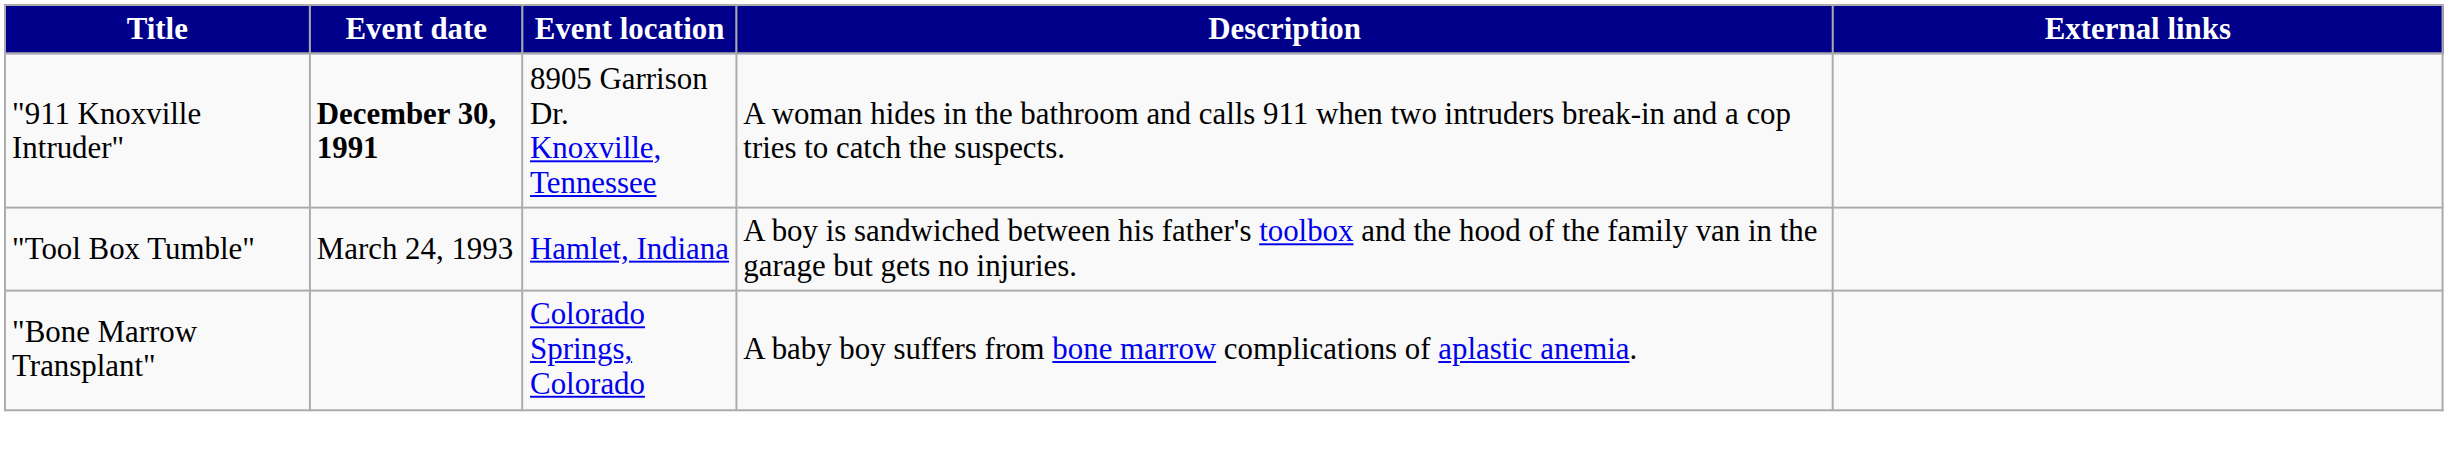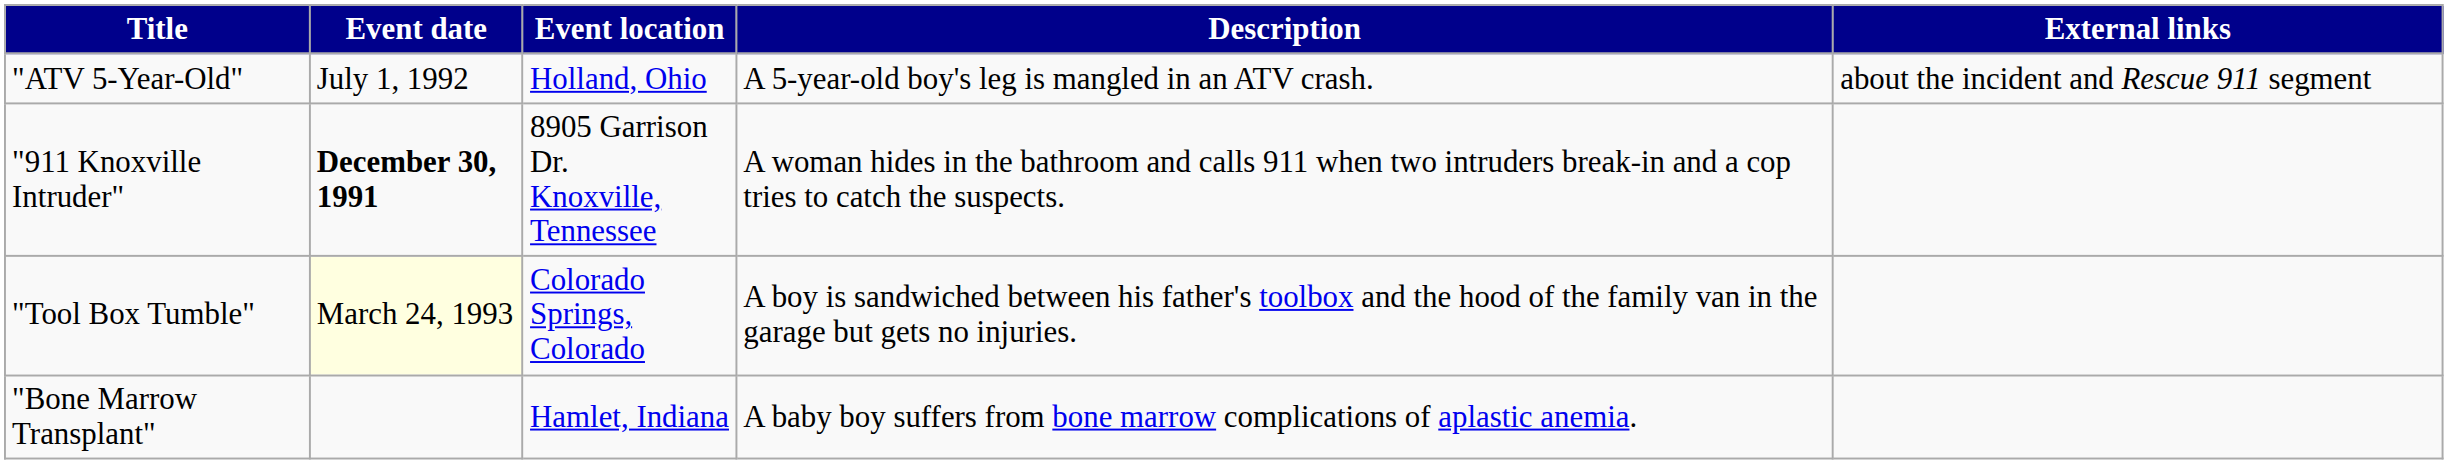+ row: (128, 77)
(415, 248) no background -> (415, 314) lightyellow background
(630, 248) Hamlet, Indiana -> (588, 314) Colorado Springs, Colorado
(588, 349) Colorado Springs, Colorado -> (630, 415) Hamlet, Indiana
